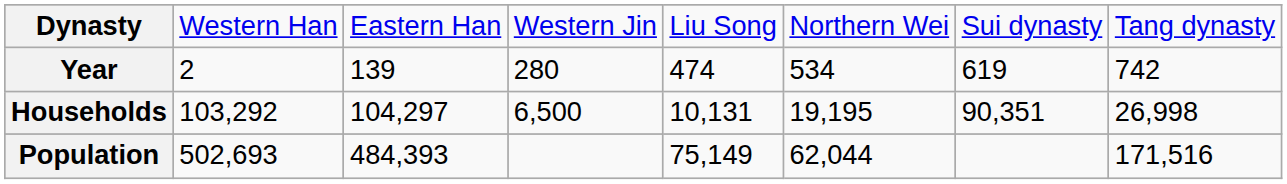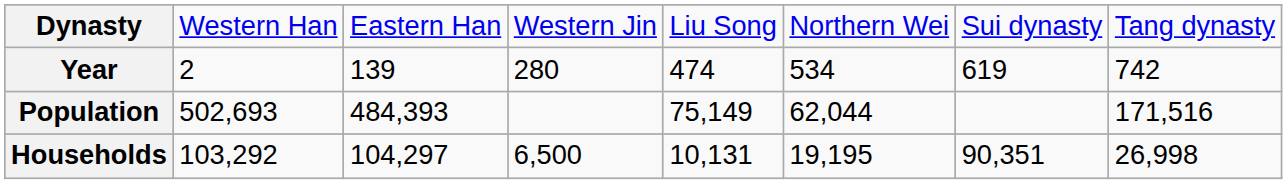rows swapped: (89, 112) <-> (89, 155)
